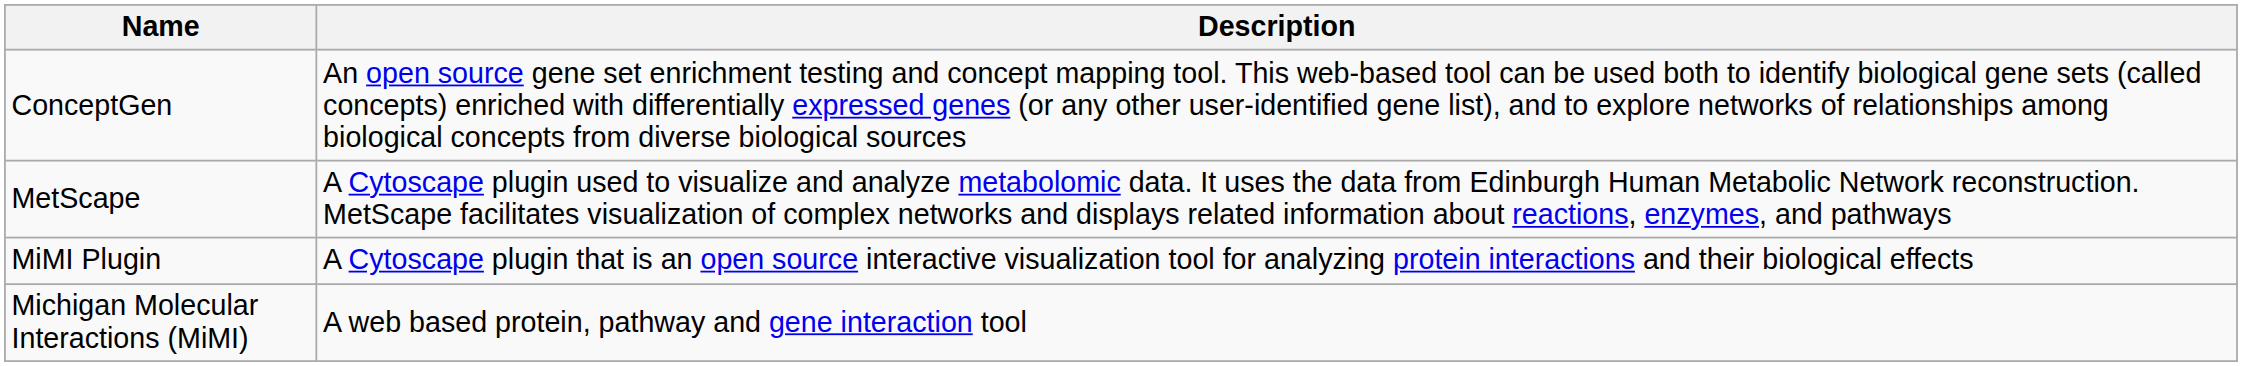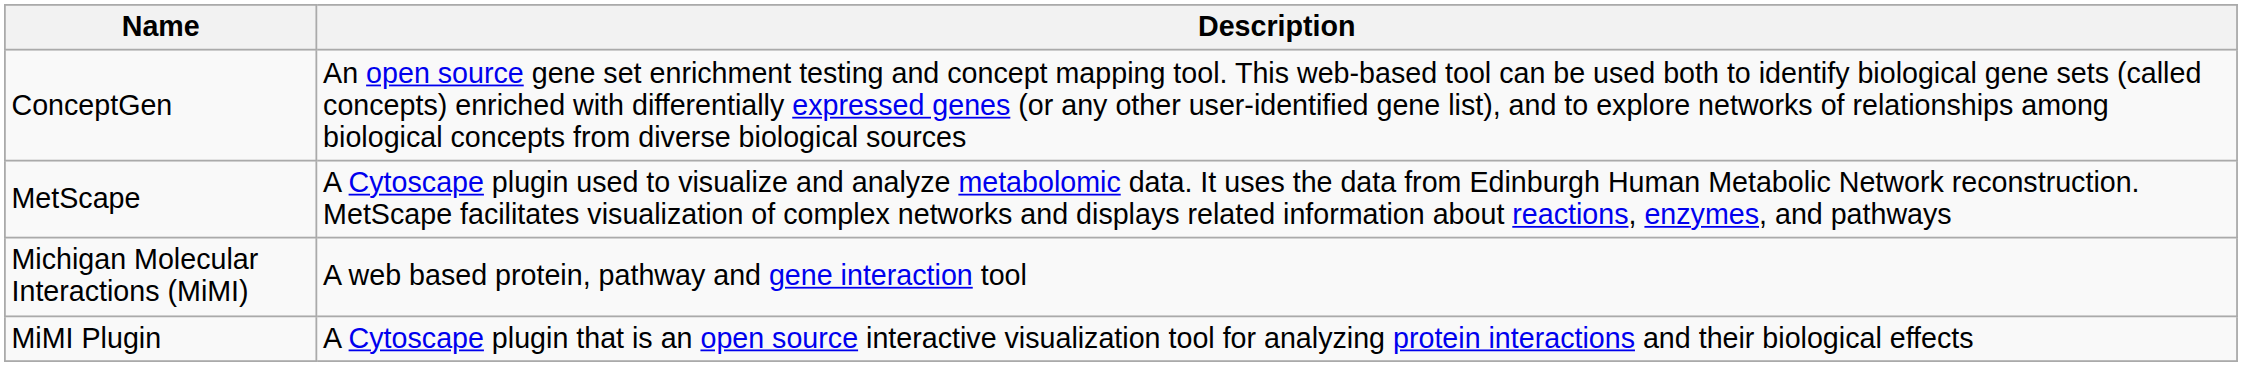rows swapped: (86, 260) <-> (135, 321)
